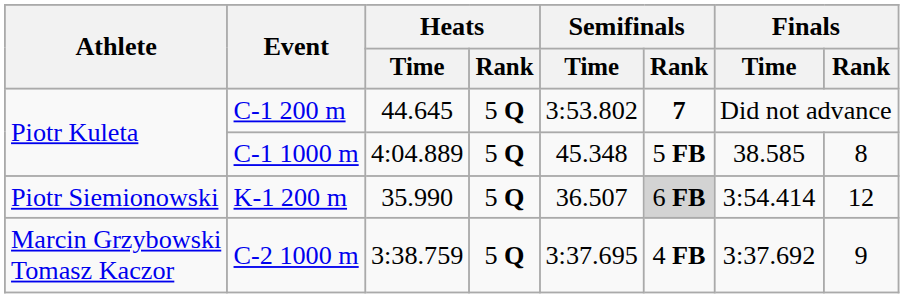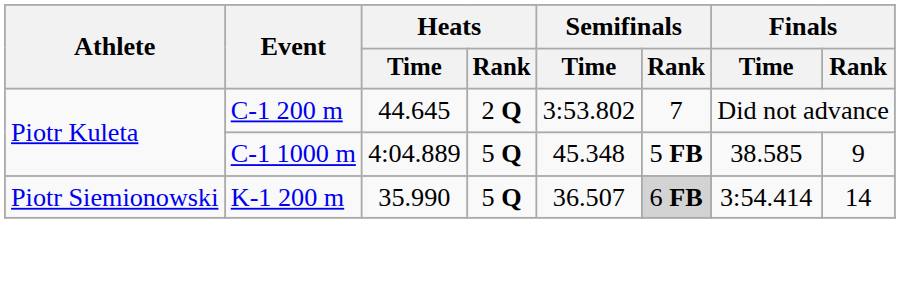(504, 110) 5 Q -> (502, 110) 2 Q
(679, 110) bold -> (676, 110) normal
(861, 153) 8 -> (858, 153) 9
(861, 197) 12 -> (858, 197) 14
- row: (296, 255)
